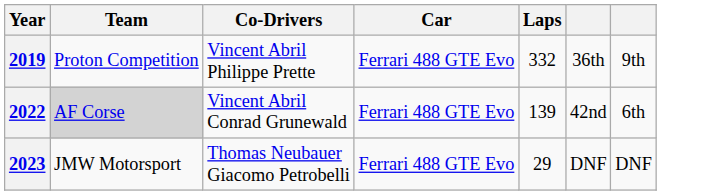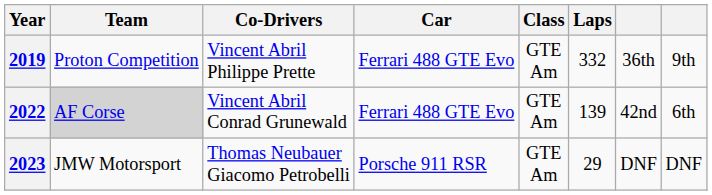+ column: (544, 19)
(436, 164) Ferrari 488 GTE Evo -> (423, 164) Porsche 911 RSR
